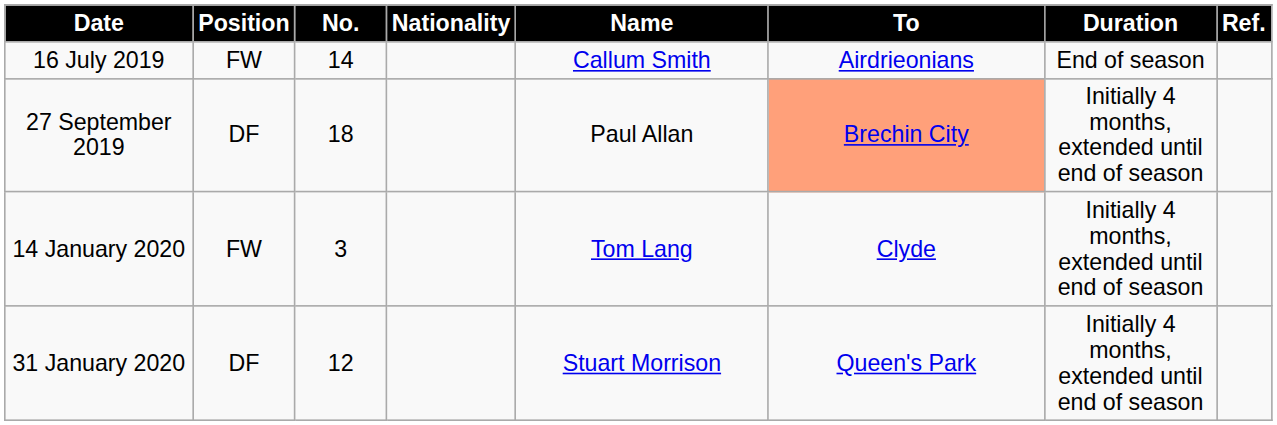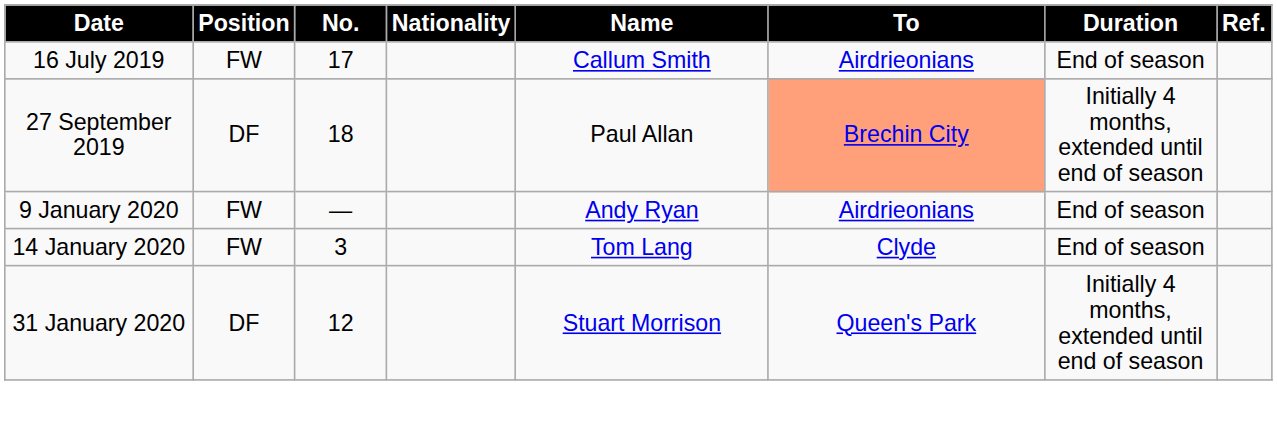(341, 60) 14 -> (341, 60) 17
+ row: (99, 211)
(1131, 249) Initially 4 months, extended until end of season -> (1131, 247) End of season
